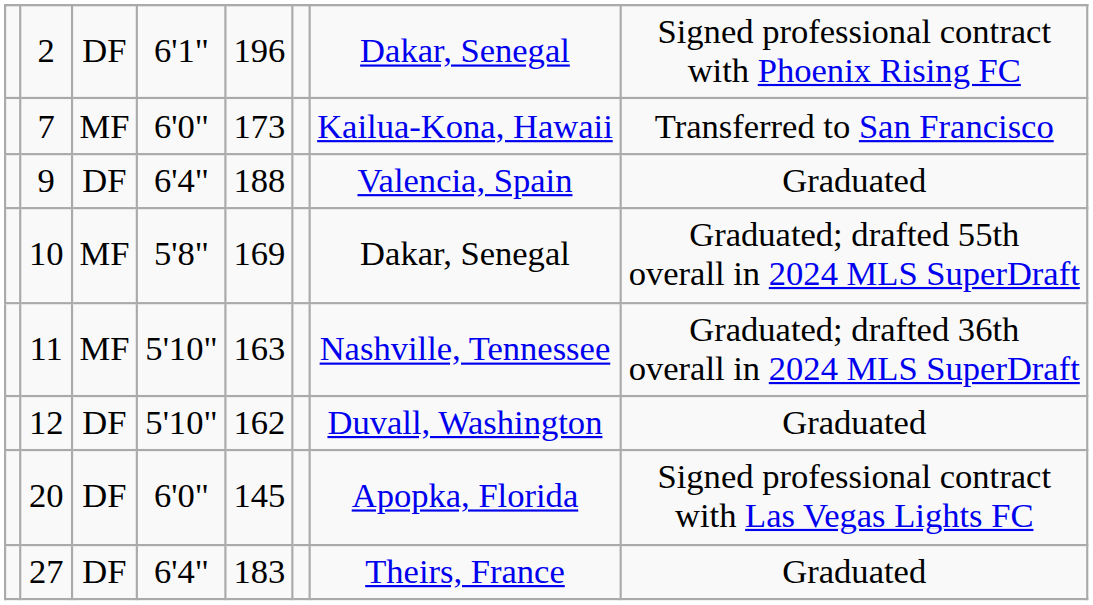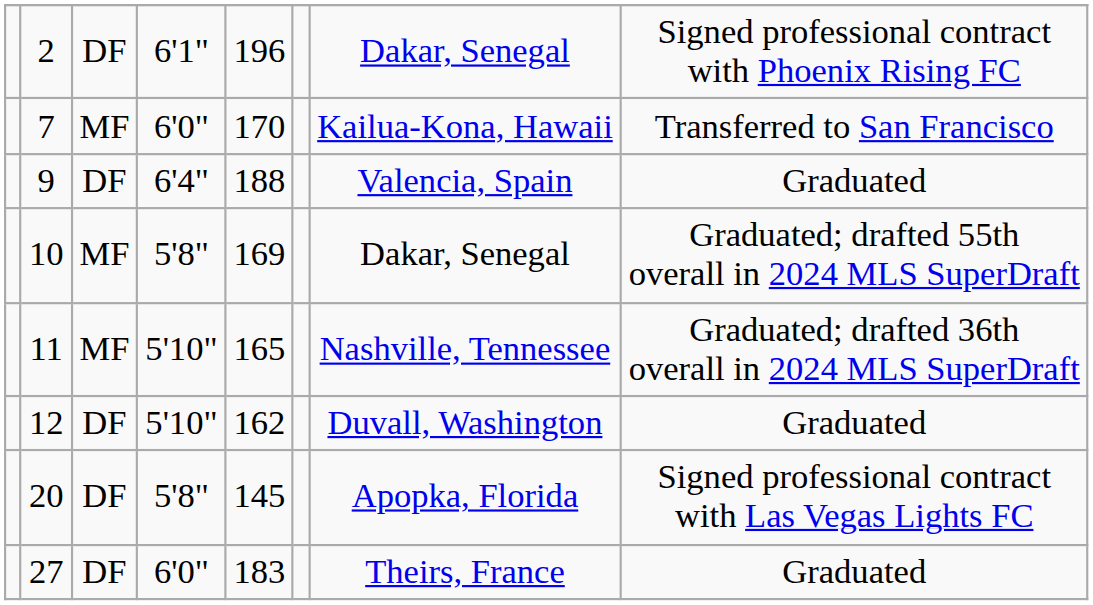(259, 125) 173 -> (259, 125) 170
(259, 348) 163 -> (259, 348) 165
(181, 496) 6'0" -> (181, 496) 5'8"
(181, 571) 6'4" -> (181, 571) 6'0"
